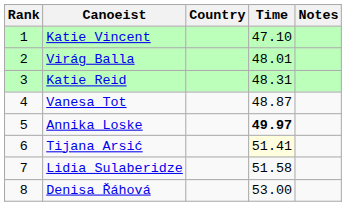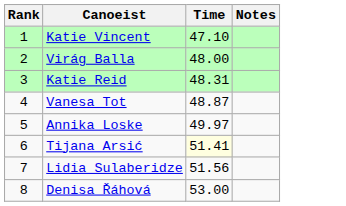- column: (217, 15)
(272, 59) 48.01 -> (209, 59) 48.00
(272, 125) bold -> (209, 125) normal
(272, 168) 51.58 -> (209, 168) 51.56
